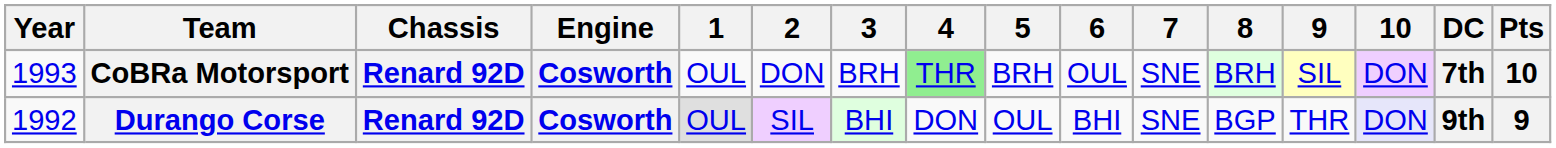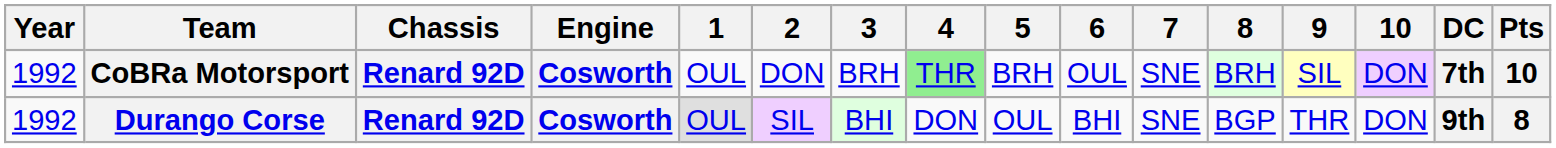(44, 73) 1993 -> (44, 73) 1992
(1395, 119) lavender background -> (1395, 119) no background
(1522, 119) 9 -> (1522, 119) 8
